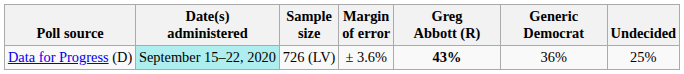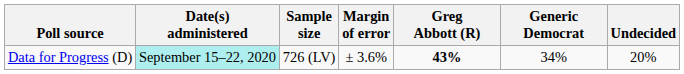(554, 57) 36% -> (554, 57) 34%
(643, 57) 25% -> (643, 57) 20%
